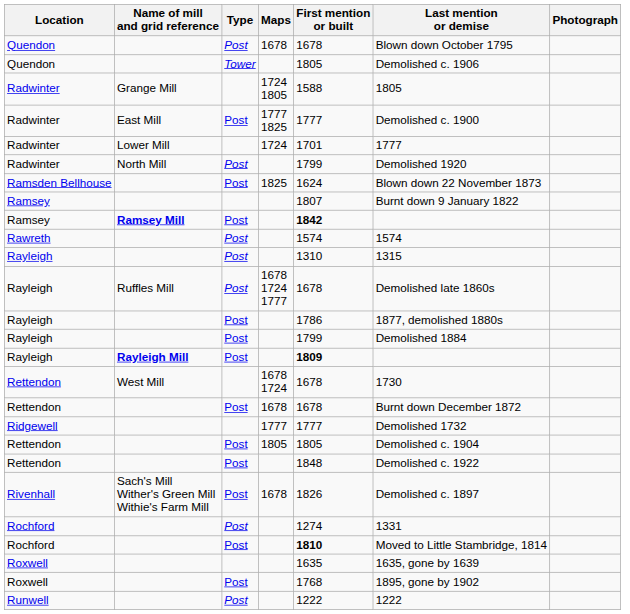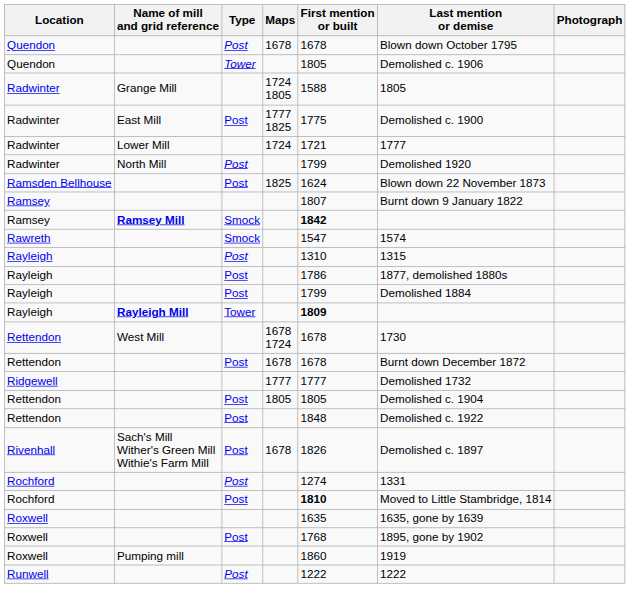(309, 120) 1777 -> (314, 120) 1775
(309, 145) 1701 -> (314, 145) 1721
(236, 219) Post -> (242, 219) Smock
(236, 238) Post -> (242, 238) Smock
(309, 238) 1574 -> (314, 238) 1547
- row: (30, 288)
(236, 357) Post -> (240, 312) Tower
+ row: (28, 555)
